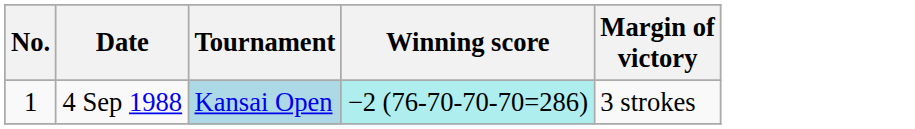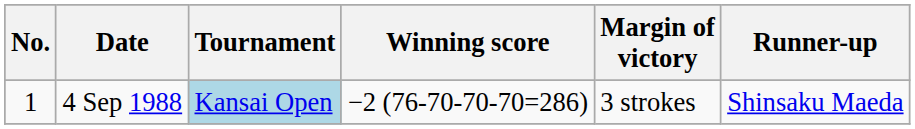+ column: (815, 42)
(468, 101) paleturquoise background -> (468, 101) no background
